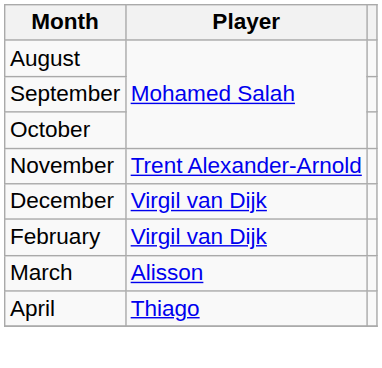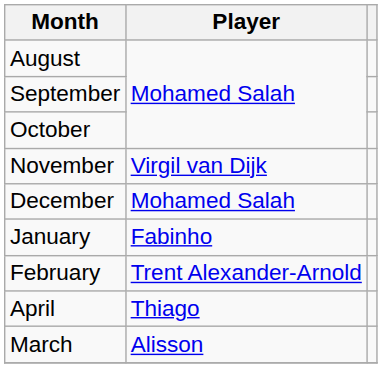(246, 165) Trent Alexander-Arnold -> (199, 165) Virgil van Dijk
(199, 201) Virgil van Dijk -> (213, 201) Mohamed Salah
+ row: (50, 237)
(199, 237) Virgil van Dijk -> (246, 272) Trent Alexander-Arnold
rows swapped: (41, 272) <-> (32, 308)
